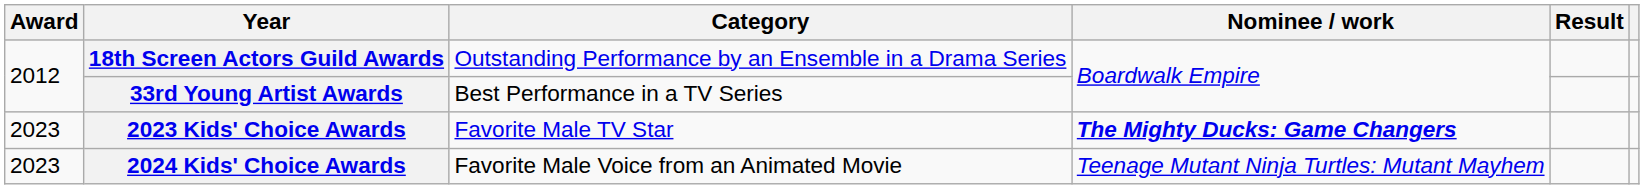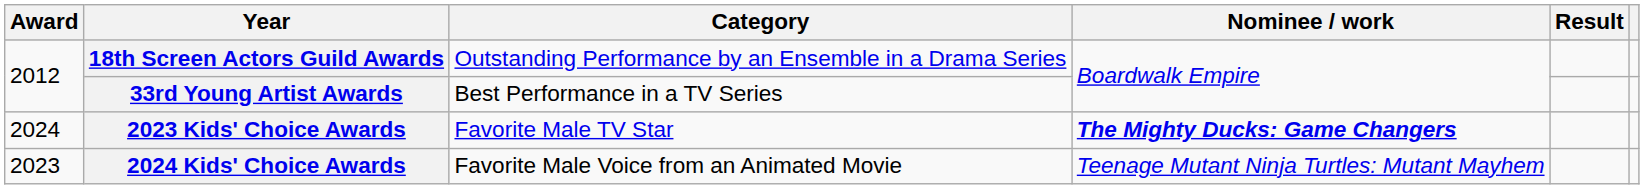(35, 129) 2023 -> (35, 129) 2024
